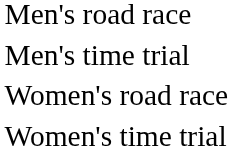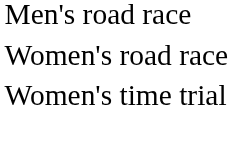- row: (97, 55)
